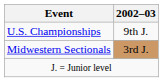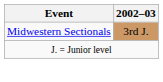- row: (54, 31)
